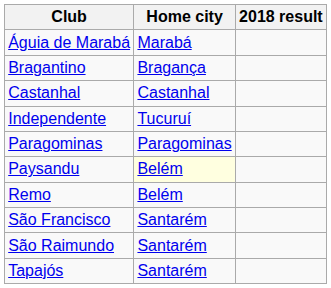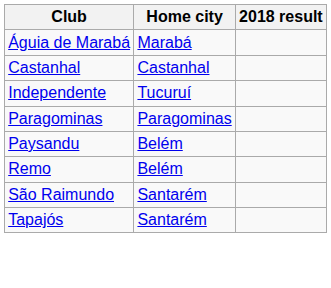- row: (47, 67)
(160, 169) lightyellow background -> (160, 144) no background
- row: (59, 220)
